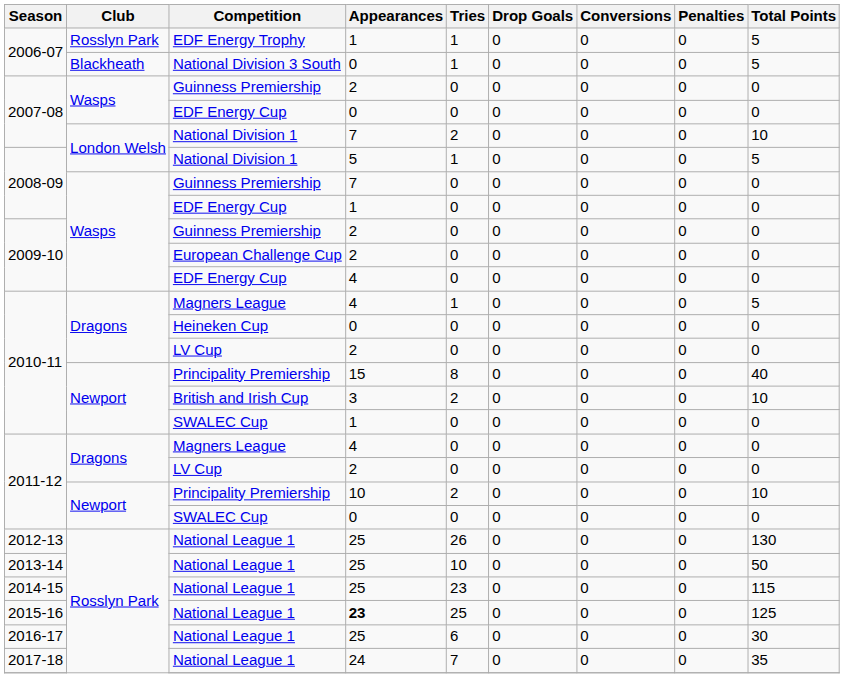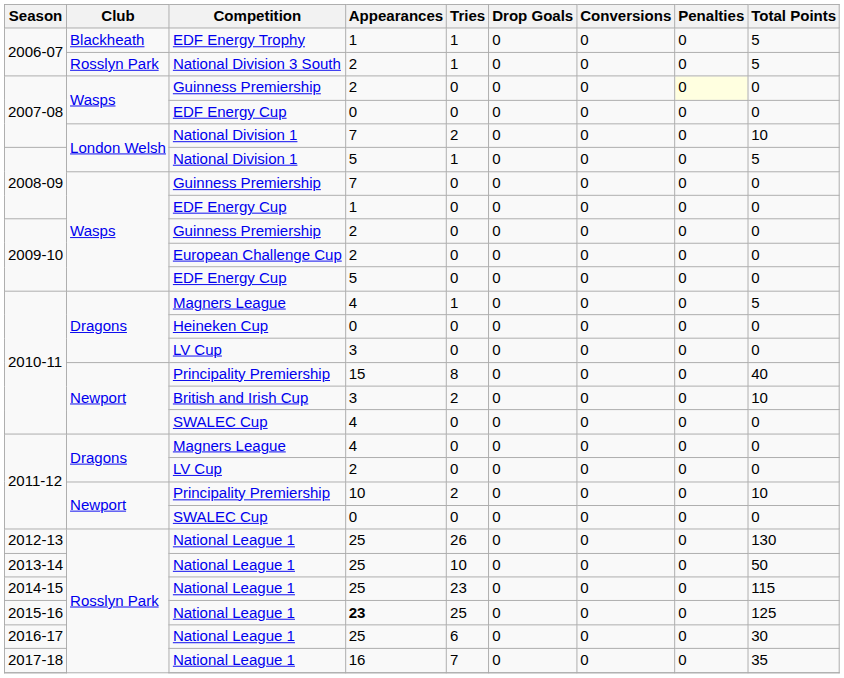(114, 40) Rosslyn Park -> (107, 40) Blackheath
(107, 64) Blackheath -> (114, 64) Rosslyn Park
(353, 64) 0 -> (353, 64) 2
(682, 87) no background -> (682, 87) lightyellow background
(353, 278) 4 -> (353, 278) 5
(353, 350) 2 -> (353, 350) 3
(353, 421) 1 -> (353, 421) 4
(357, 660) 24 -> (357, 660) 16
